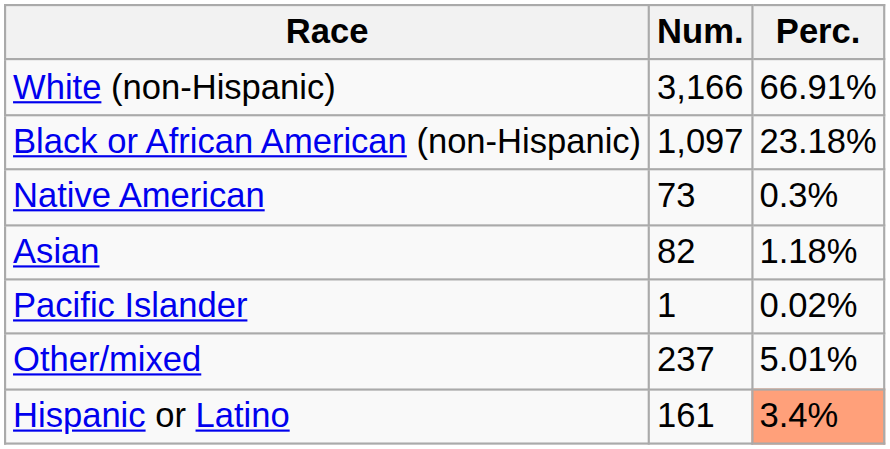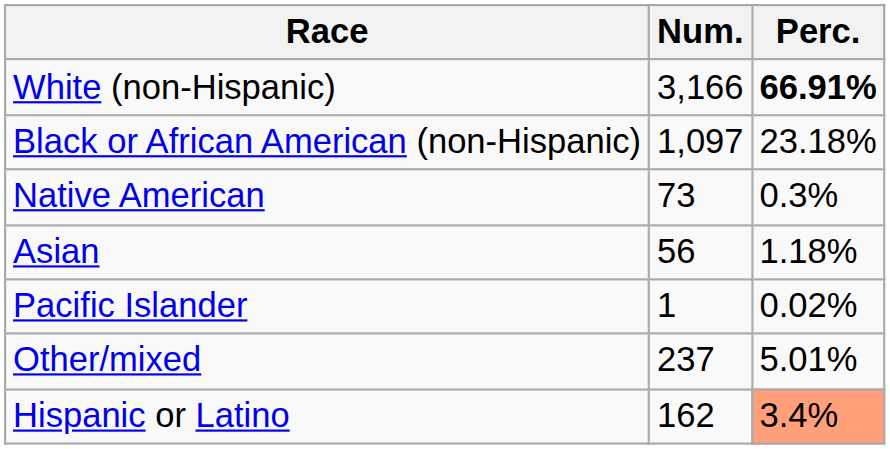(818, 86) normal -> (818, 86) bold
(676, 251) 82 -> (676, 251) 56
(686, 415) 161 -> (686, 415) 162
